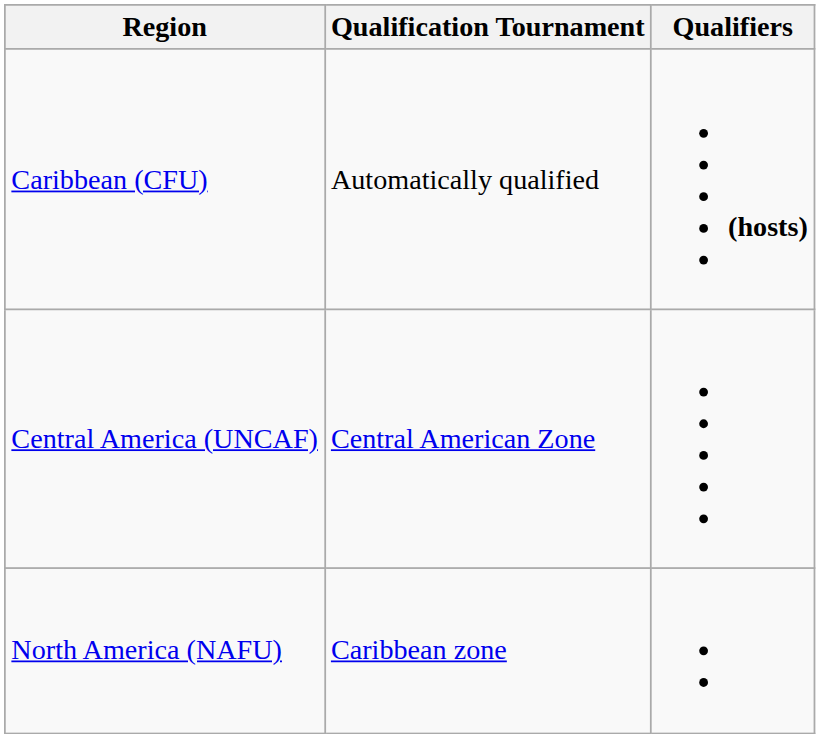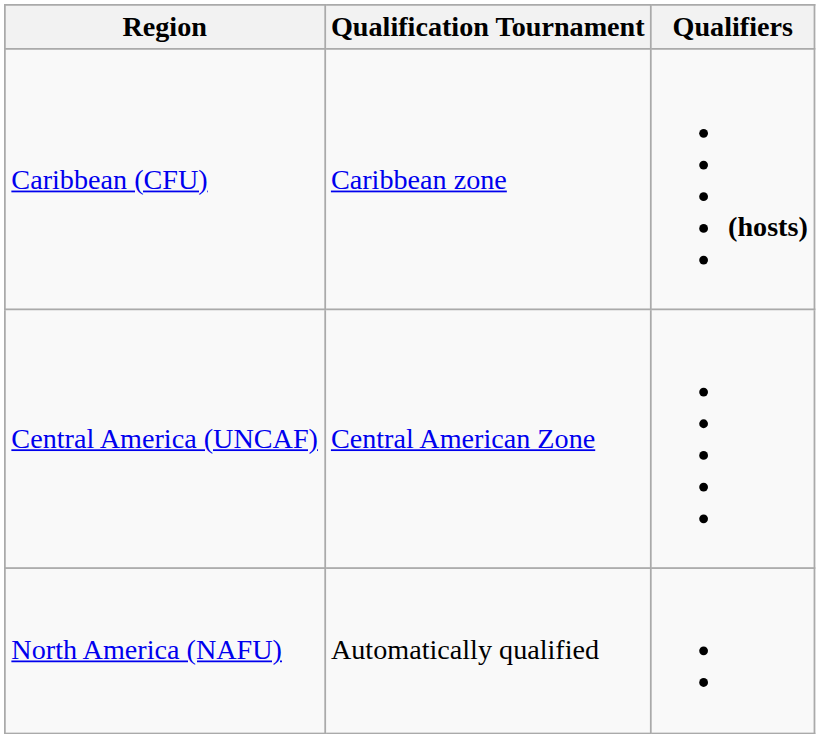(465, 178) Automatically qualified -> (419, 178) Caribbean zone
(419, 650) Caribbean zone -> (465, 650) Automatically qualified
